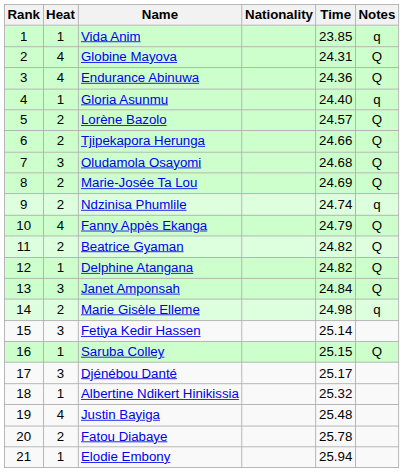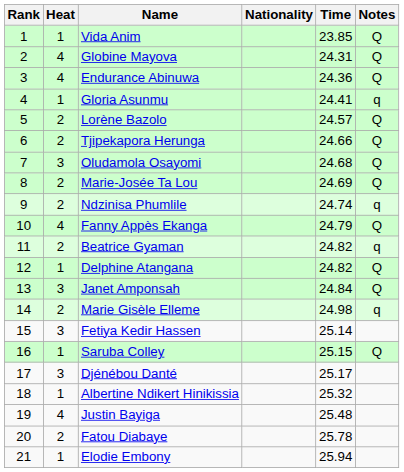(377, 36) q -> (377, 36) Q
(336, 99) 24.40 -> (336, 99) 24.41
(377, 246) Q -> (377, 246) q
